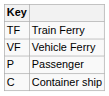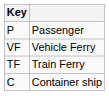rows swapped: (10, 64) <-> (13, 30)
